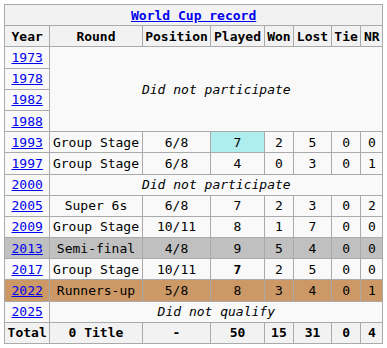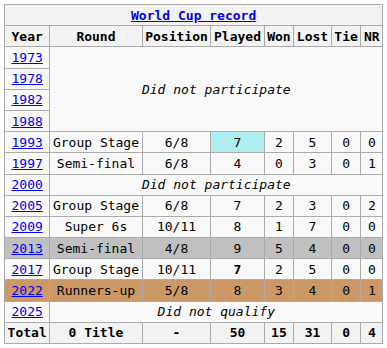(96, 163) Group Stage -> (96, 163) Semi-final
(96, 206) Super 6s -> (96, 206) Group Stage
(96, 227) Group Stage -> (96, 227) Super 6s
